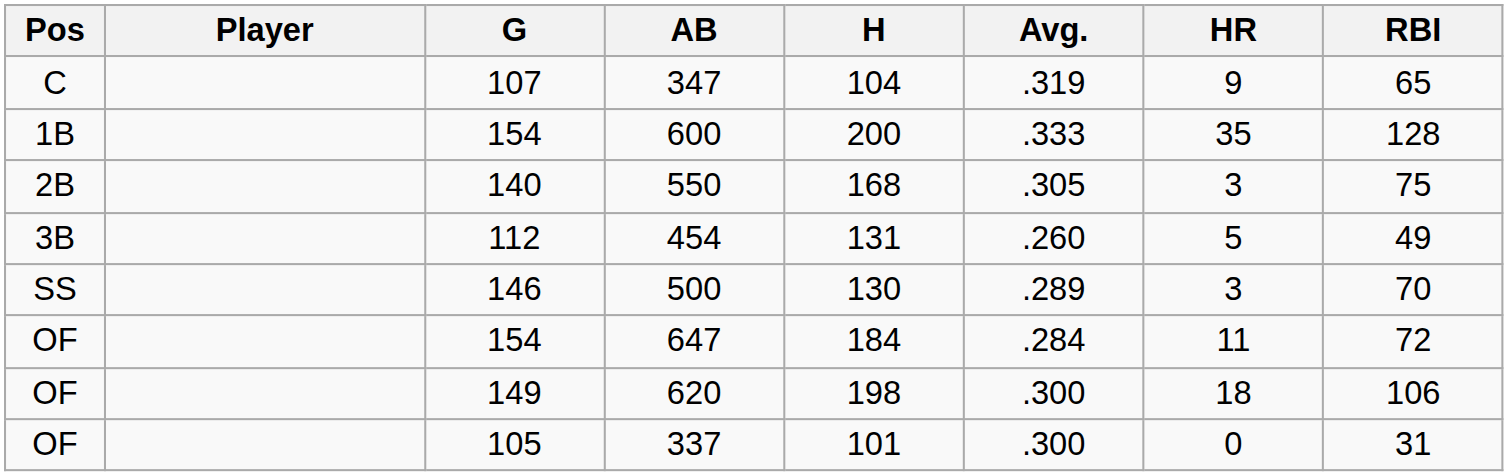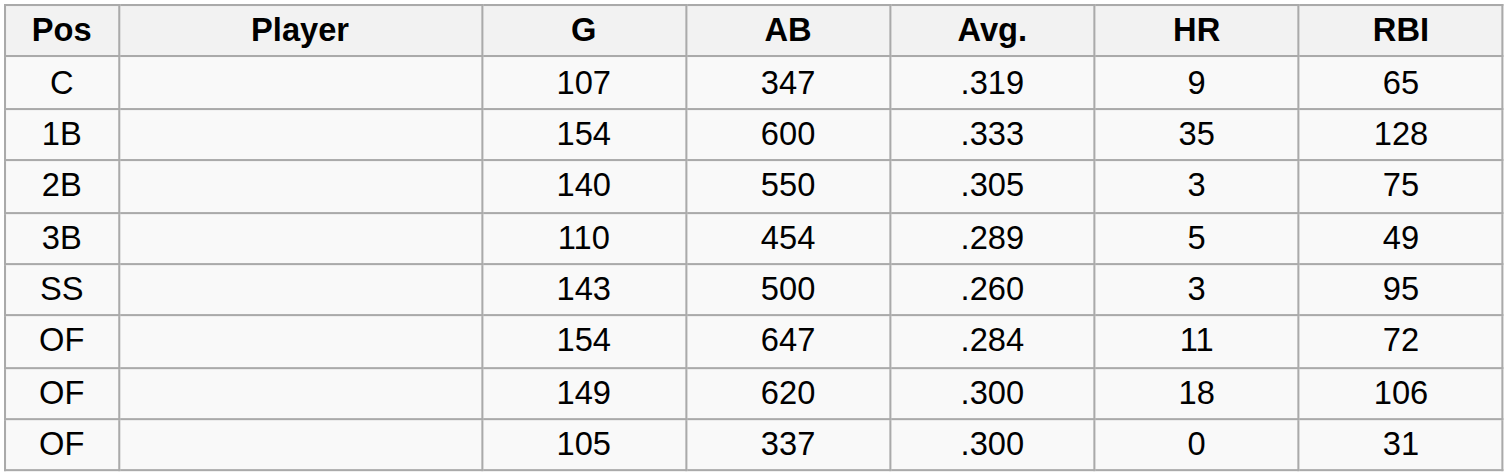- column: (874, 30)
(514, 237) 112 -> (584, 237) 110
(1054, 237) .260 -> (992, 237) .289
(514, 289) 146 -> (584, 289) 143
(1054, 289) .289 -> (992, 289) .260
(1413, 289) 70 -> (1401, 289) 95
